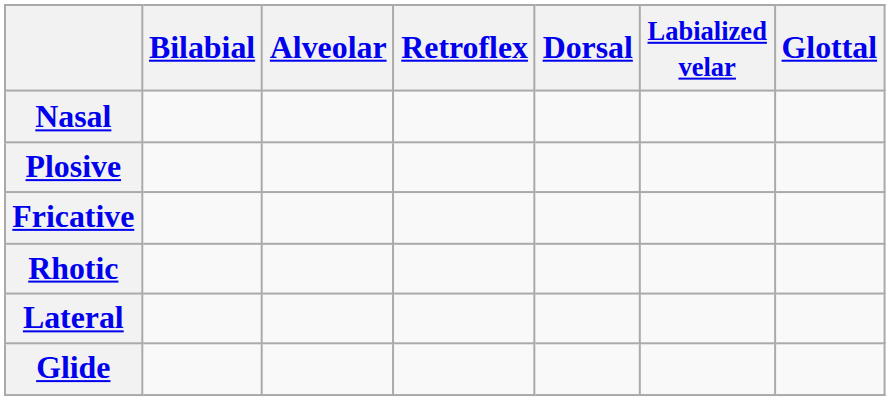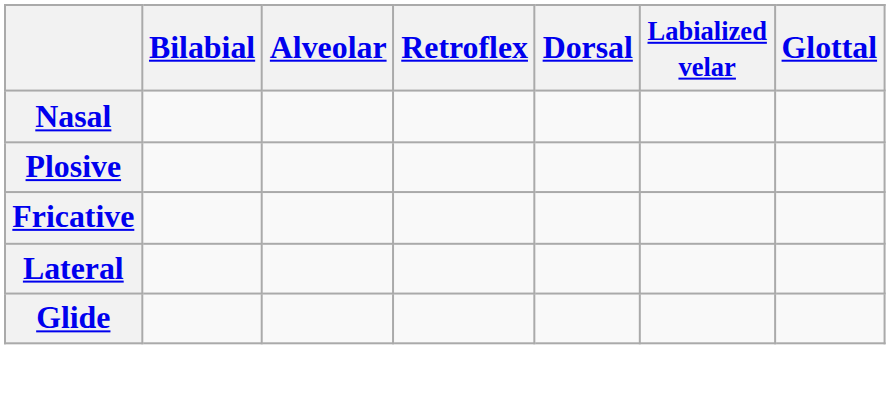- row: (73, 267)
